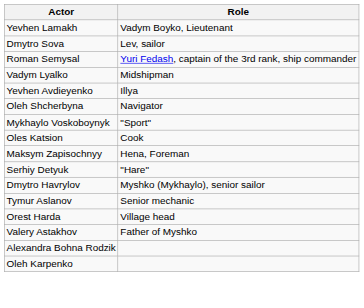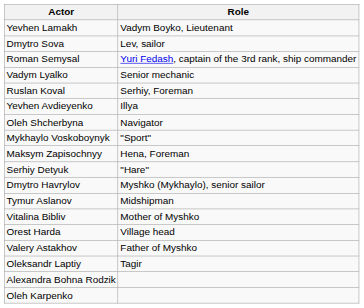(147, 75) Midshipman -> (157, 75) Senior mechanic
+ row: (36, 91)
- row: (35, 138)
(157, 201) Senior mechanic -> (147, 201) Midshipman
+ row: (36, 216)
+ row: (44, 264)
